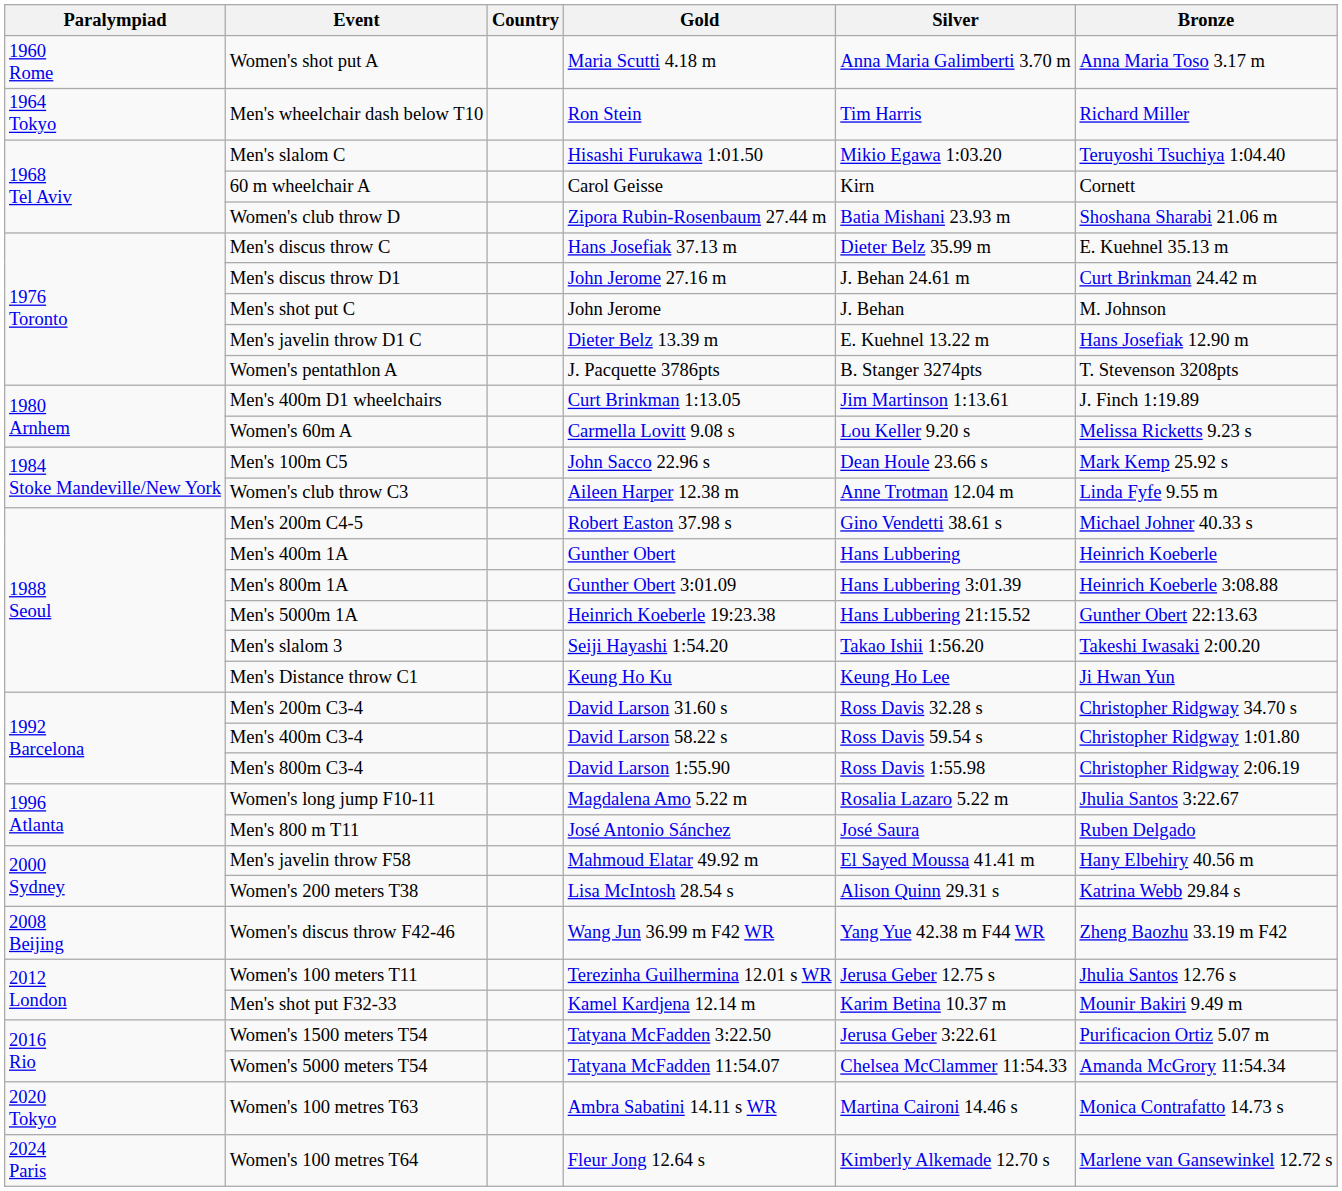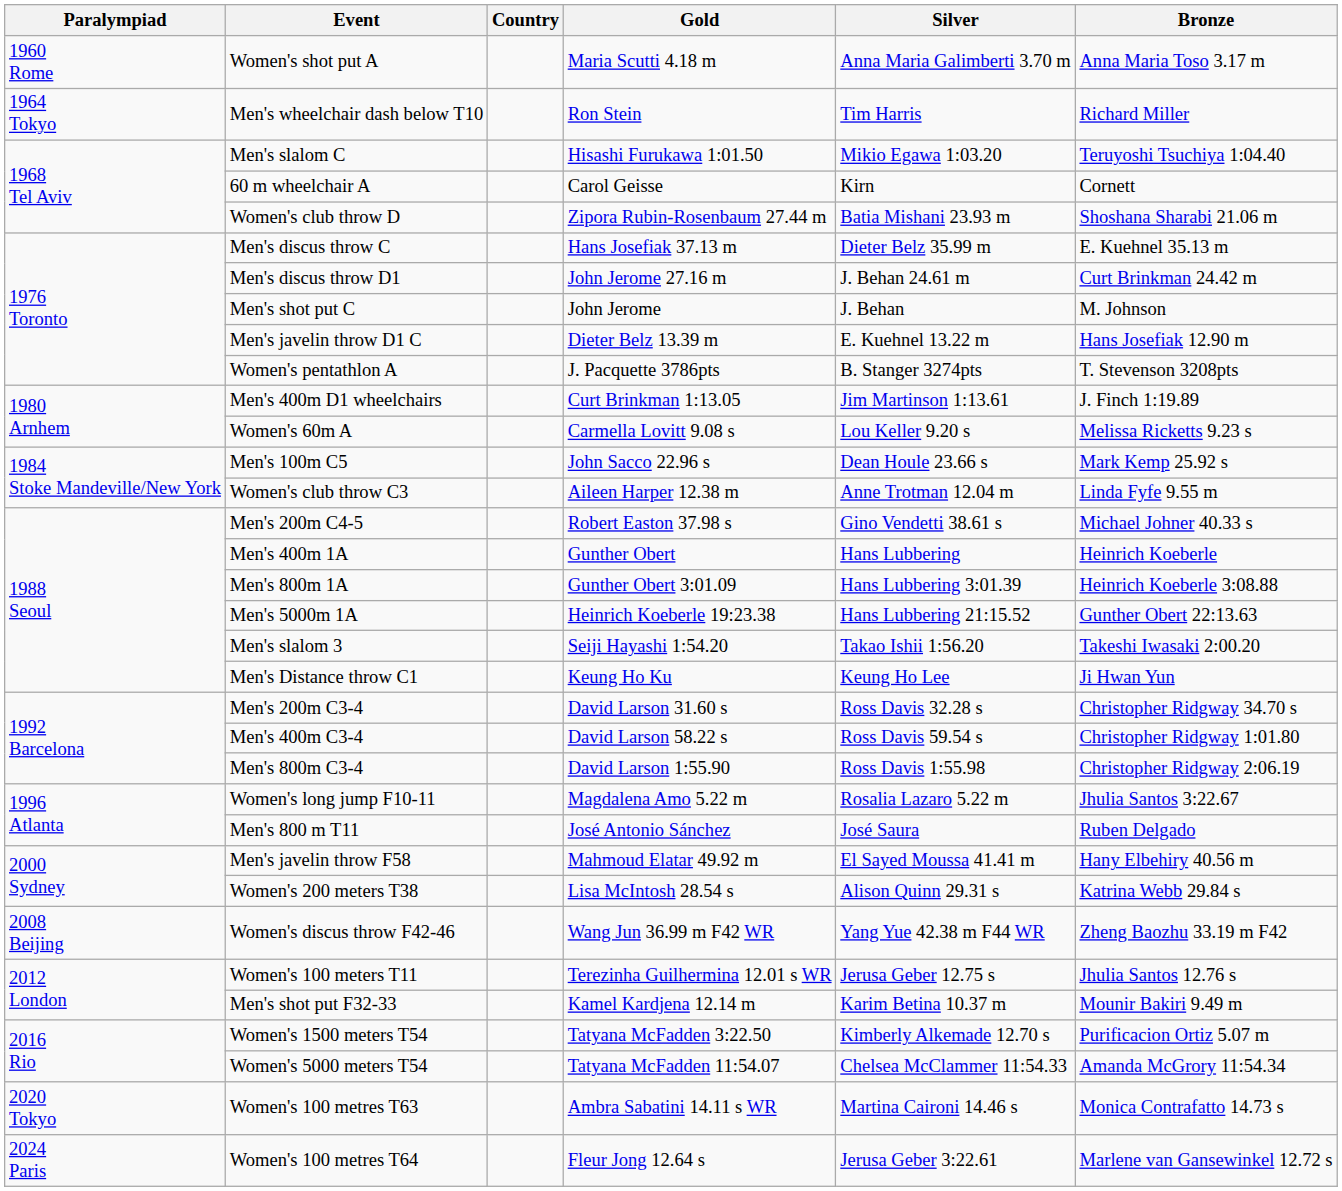(919, 1035) Jerusa Geber 3:22.61 -> (945, 1035) Kimberly Alkemade 12.70 s
(945, 1160) Kimberly Alkemade 12.70 s -> (919, 1160) Jerusa Geber 3:22.61
